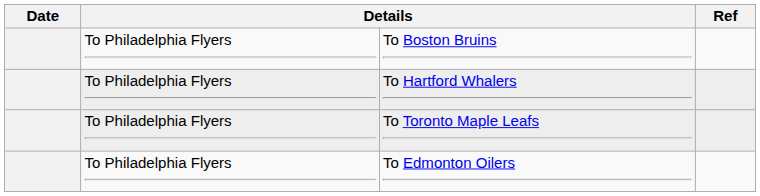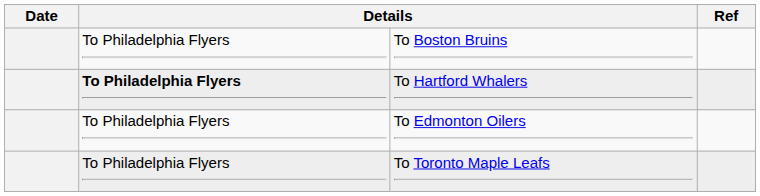(230, 86) normal -> (235, 86) bold
rows swapped: (537, 167) <-> (537, 126)
